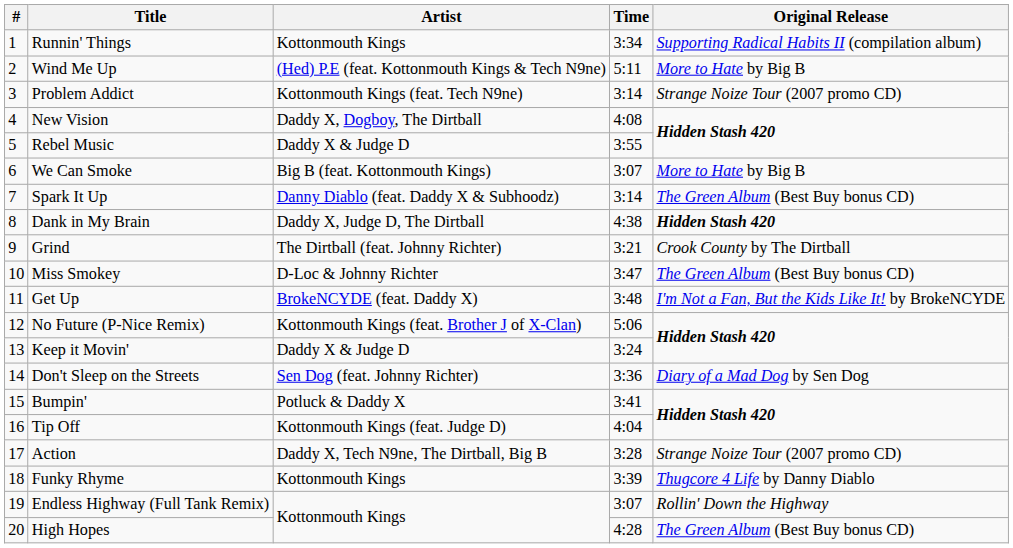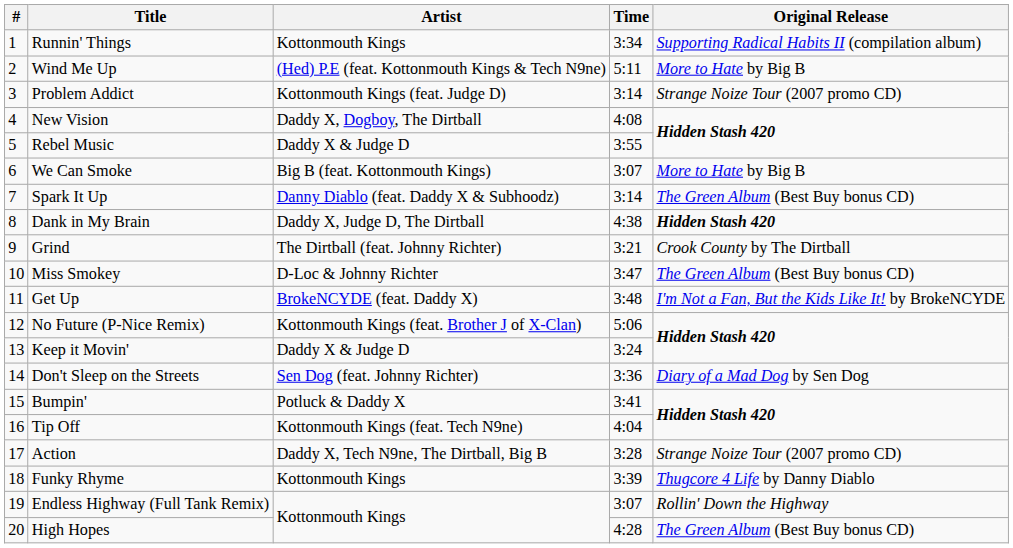(400, 94) Kottonmouth Kings (feat. Tech N9ne) -> (391, 94) Kottonmouth Kings (feat. Judge D)
(391, 427) Kottonmouth Kings (feat. Judge D) -> (400, 427) Kottonmouth Kings (feat. Tech N9ne)
